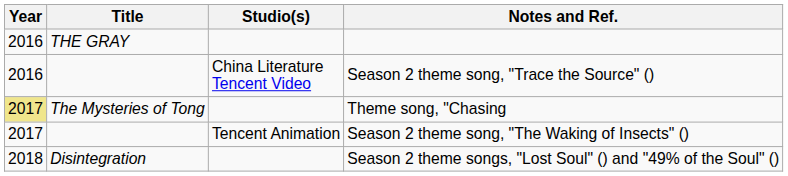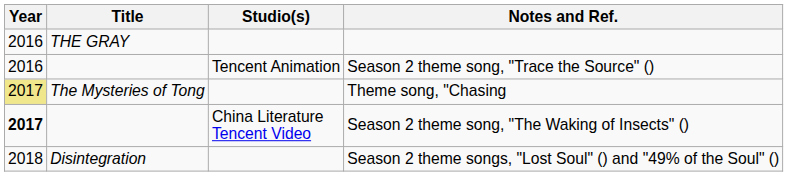(268, 75) China Literature Tencent Video -> (276, 66) Tencent Animation
(26, 134) normal -> (26, 125) bold
(276, 134) Tencent Animation -> (268, 125) China Literature Tencent Video
